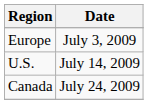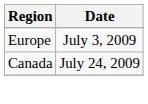- row: (21, 63)
